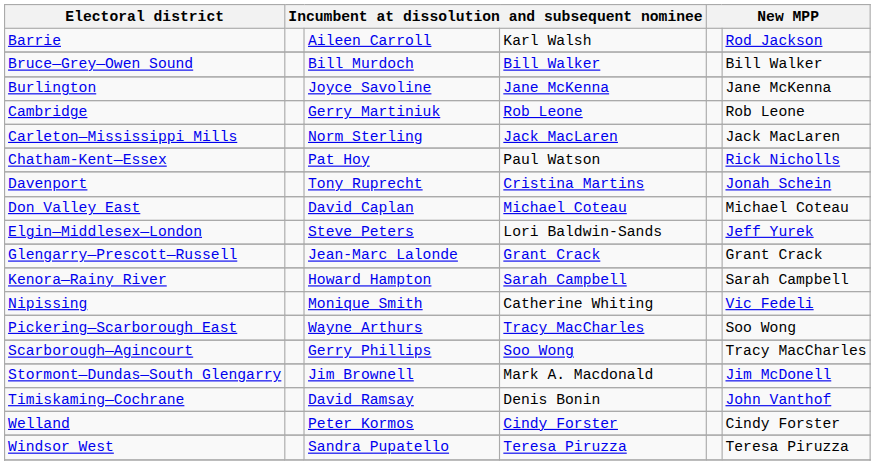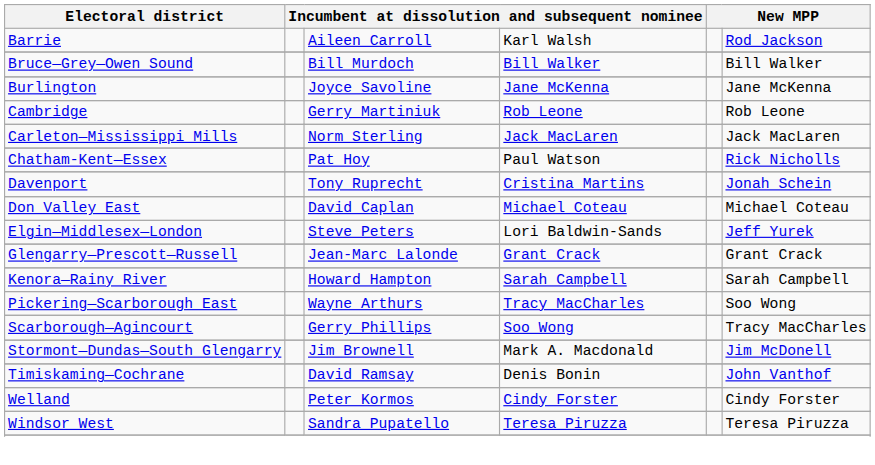- row: (48, 304)
